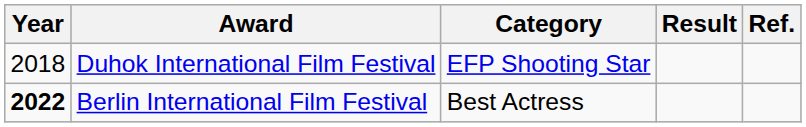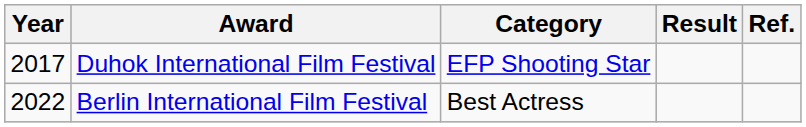(38, 63) 2018 -> (38, 63) 2017
(38, 102) bold -> (38, 102) normal
